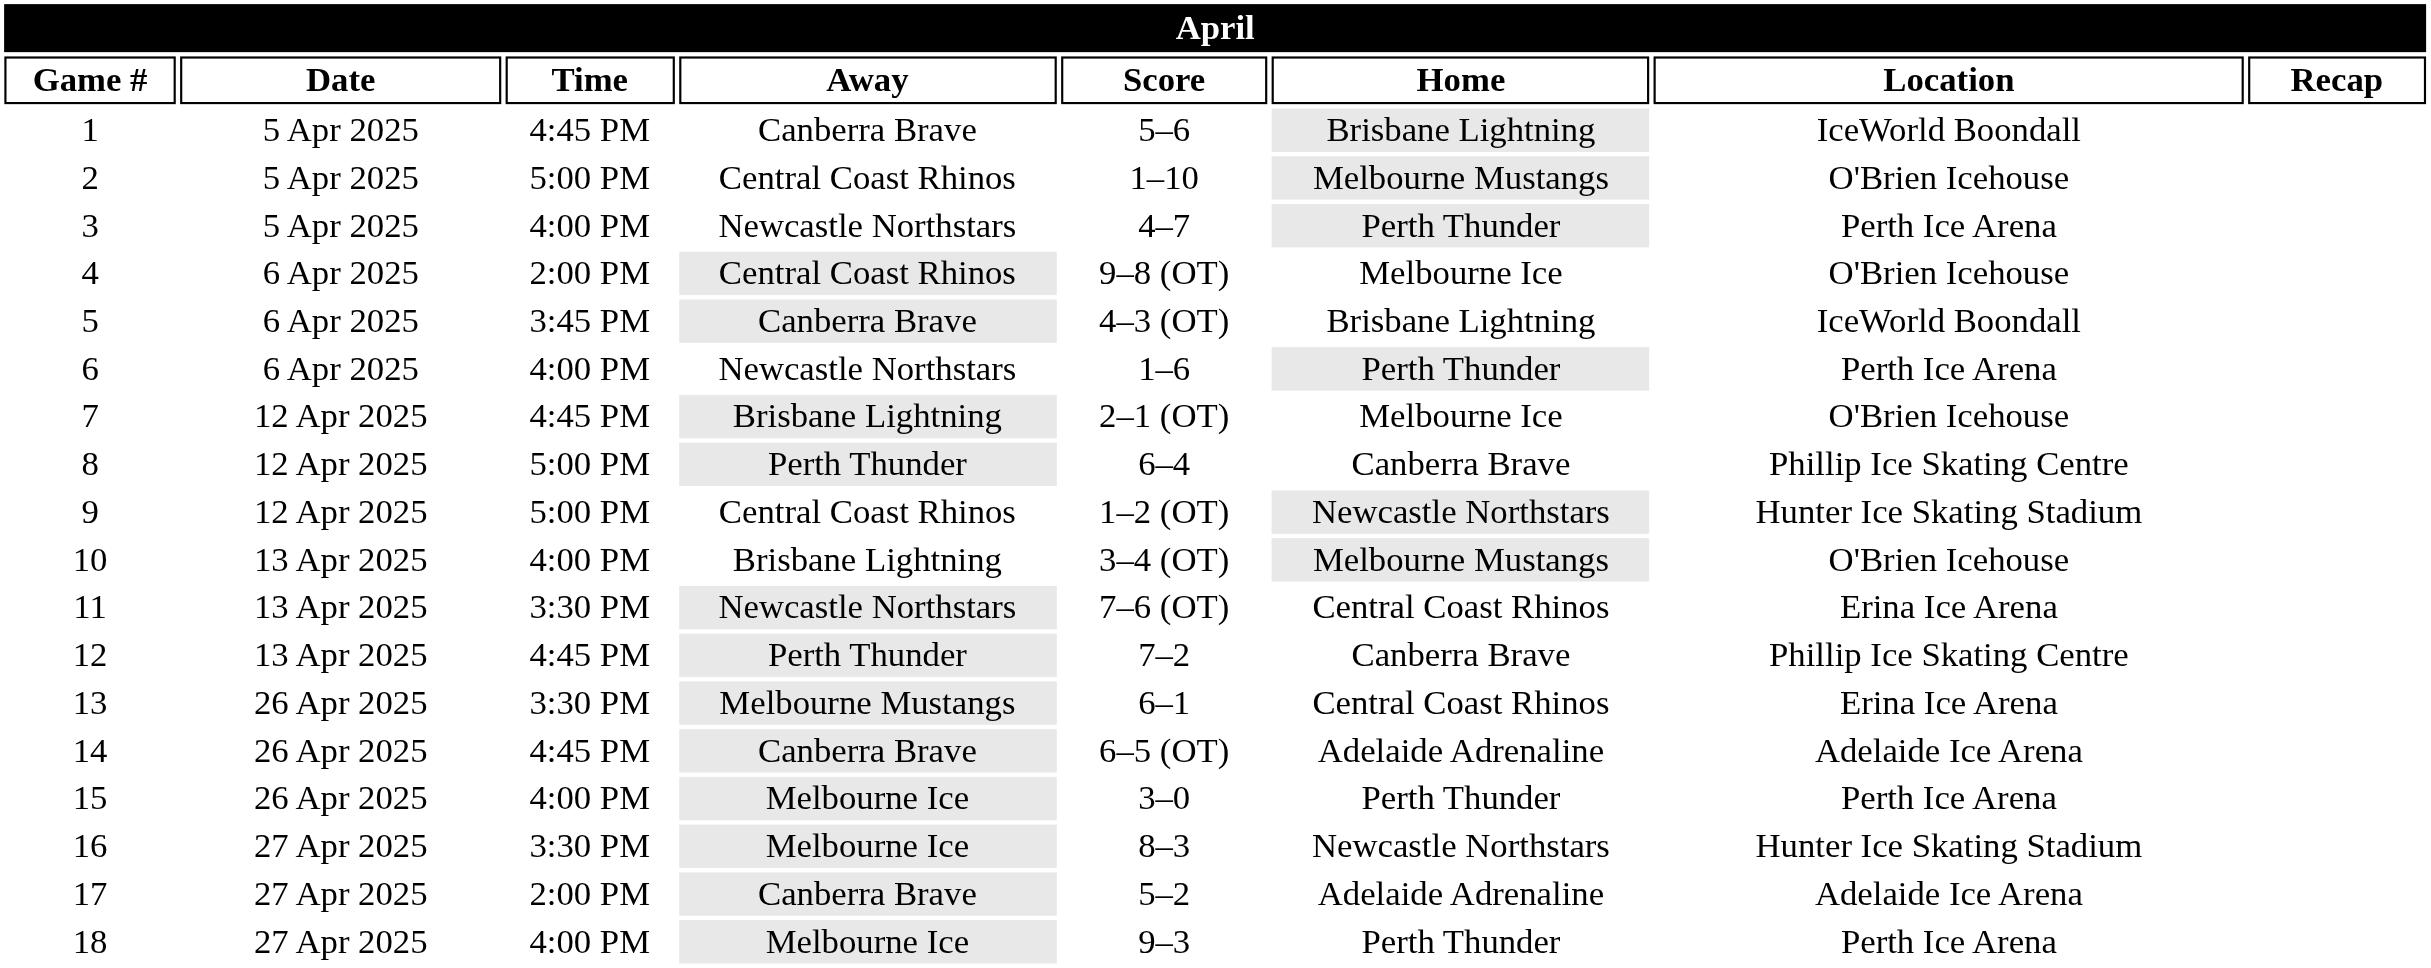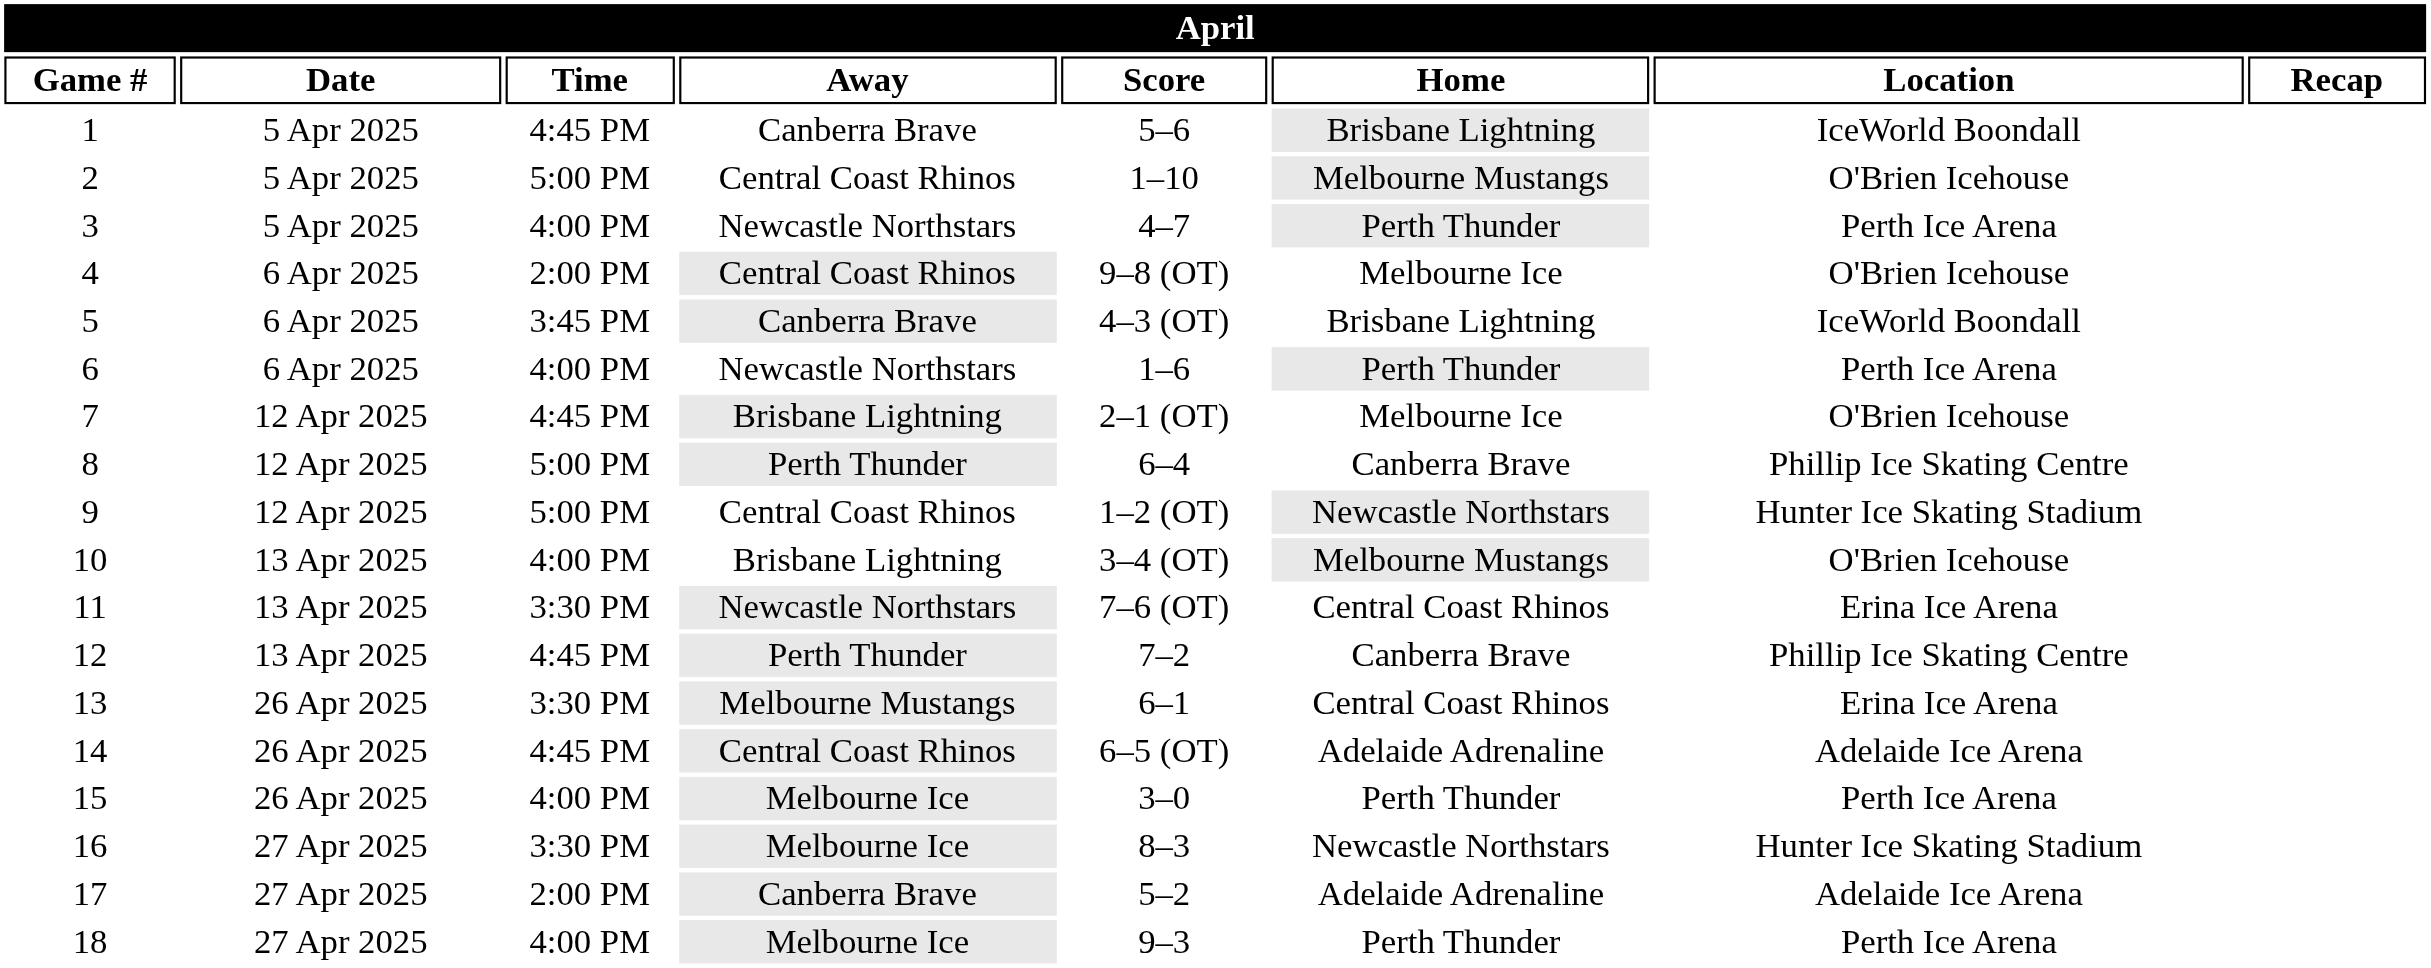(867, 750) Canberra Brave -> (867, 750) Central Coast Rhinos
